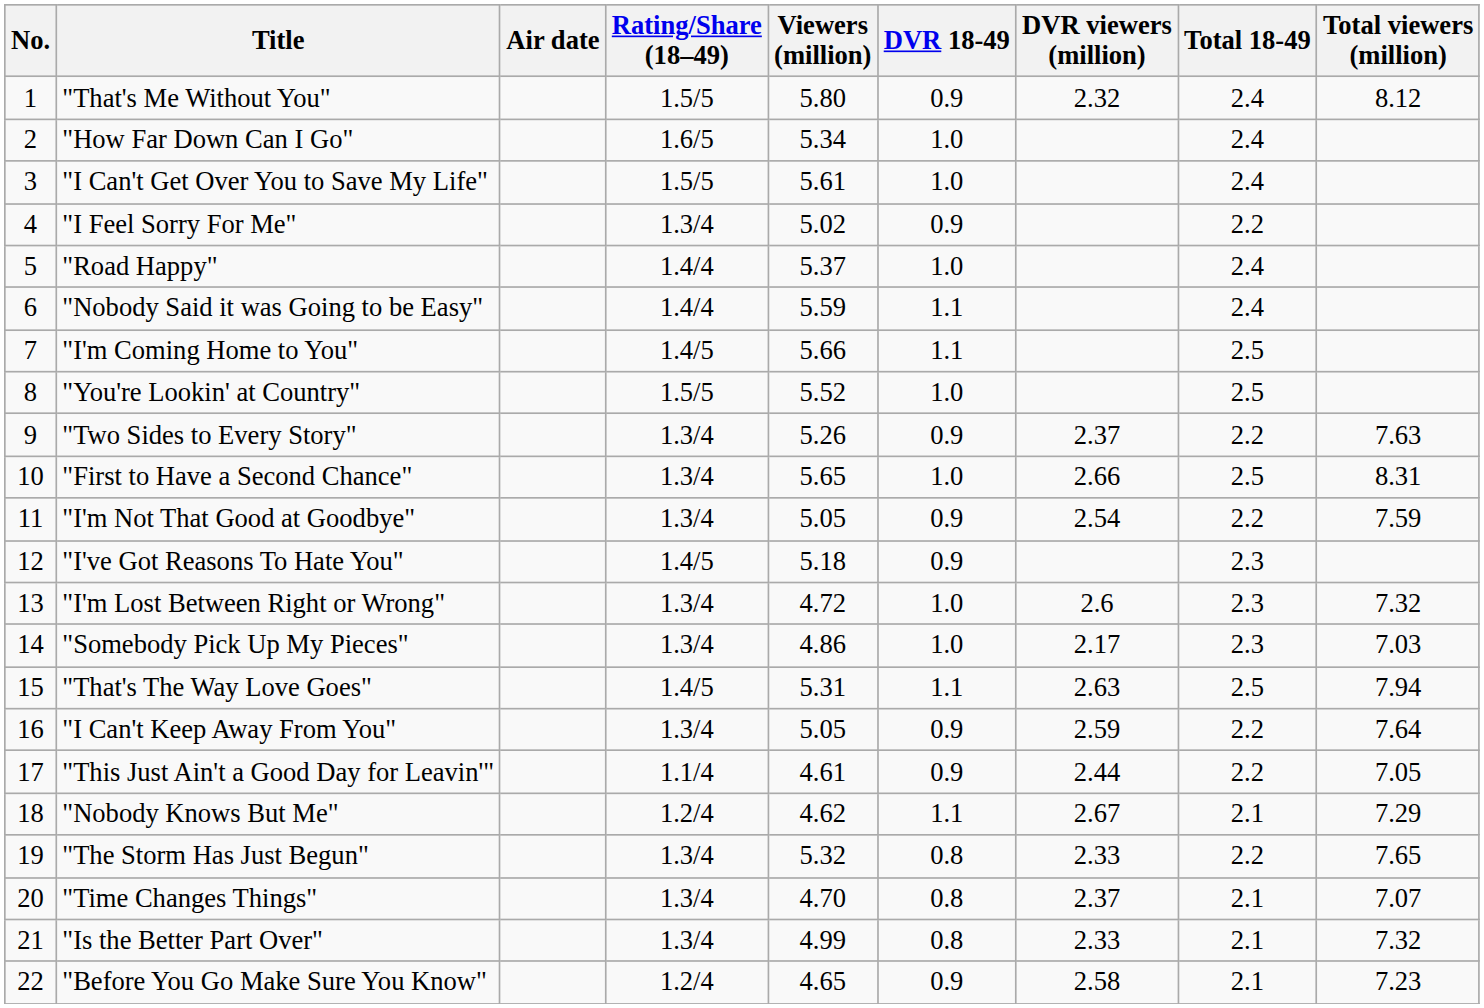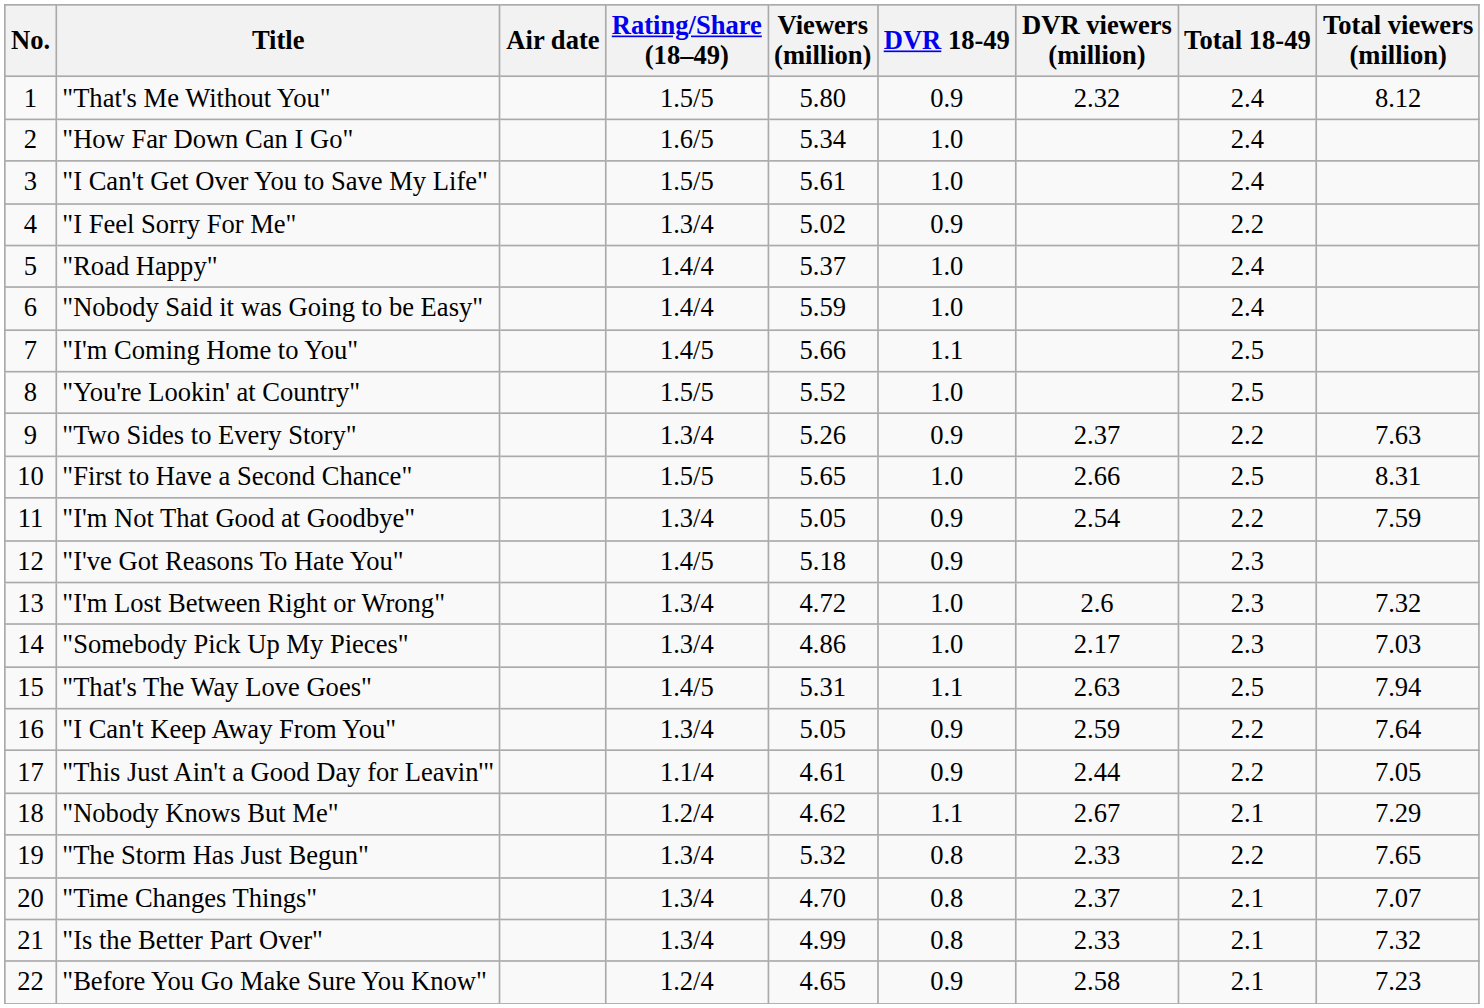(947, 308) 1.1 -> (947, 308) 1.0
(687, 476) 1.3/4 -> (687, 476) 1.5/5
